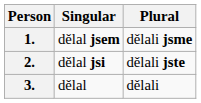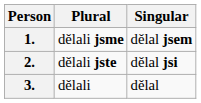columns swapped: (89, 16) <-> (159, 16)
